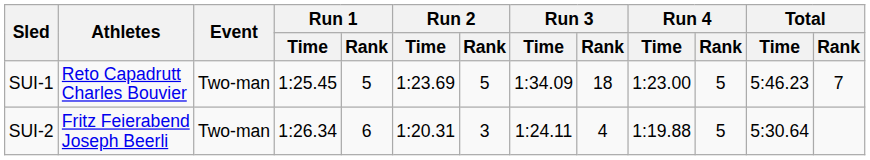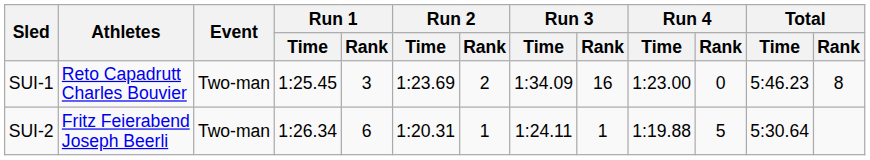(367, 84) 5 -> (367, 84) 3
(485, 84) 5 -> (485, 84) 2
(603, 84) 18 -> (603, 84) 16
(721, 84) 5 -> (721, 84) 0
(839, 84) 7 -> (839, 84) 8
(485, 131) 3 -> (485, 131) 1
(603, 131) 4 -> (603, 131) 1
